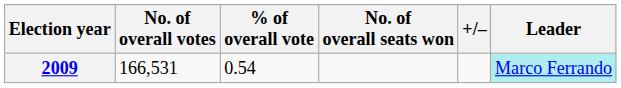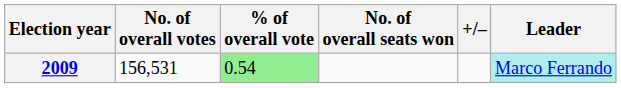(148, 67) 166,531 -> (148, 67) 156,531
(240, 67) no background -> (240, 67) lightgreen background
